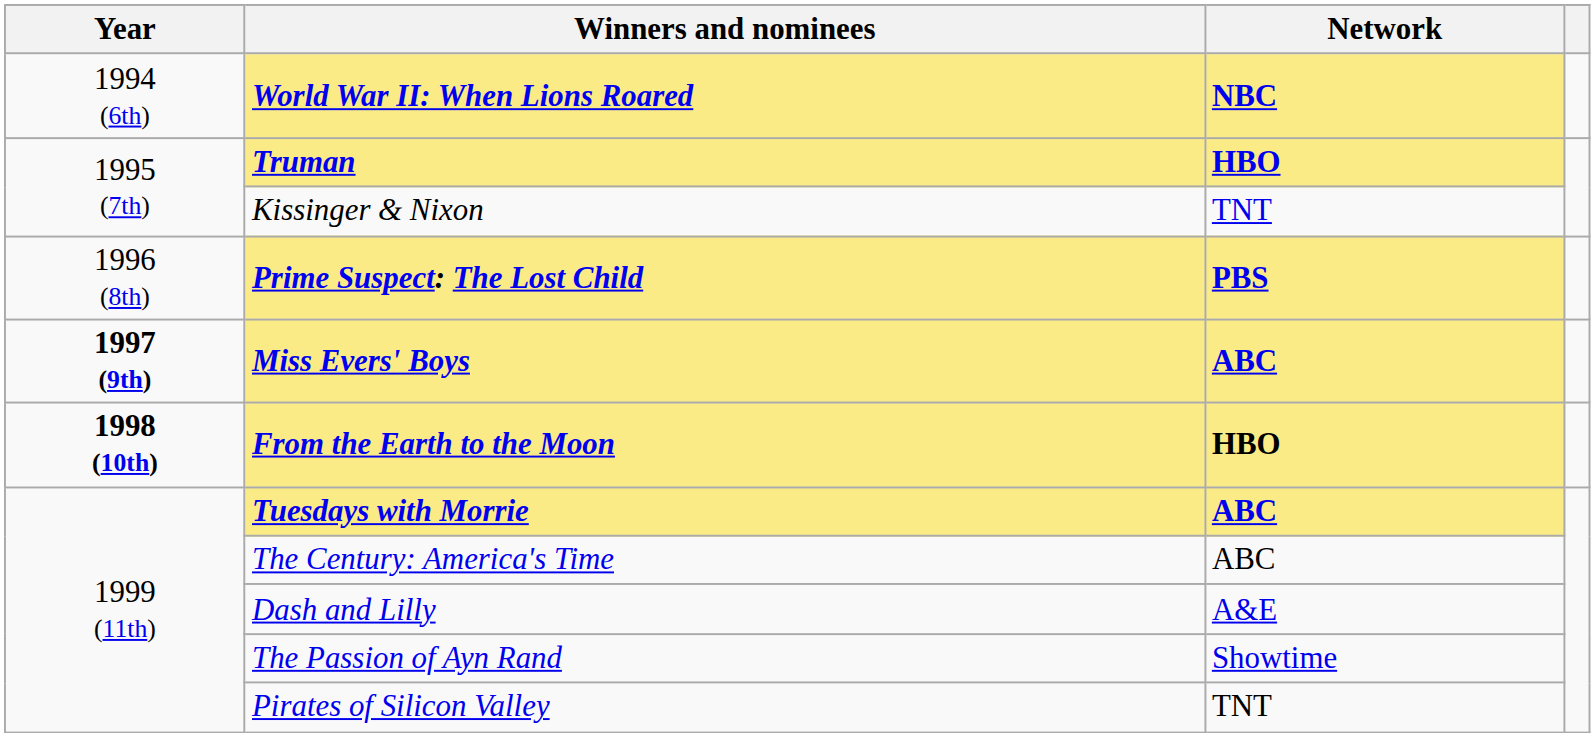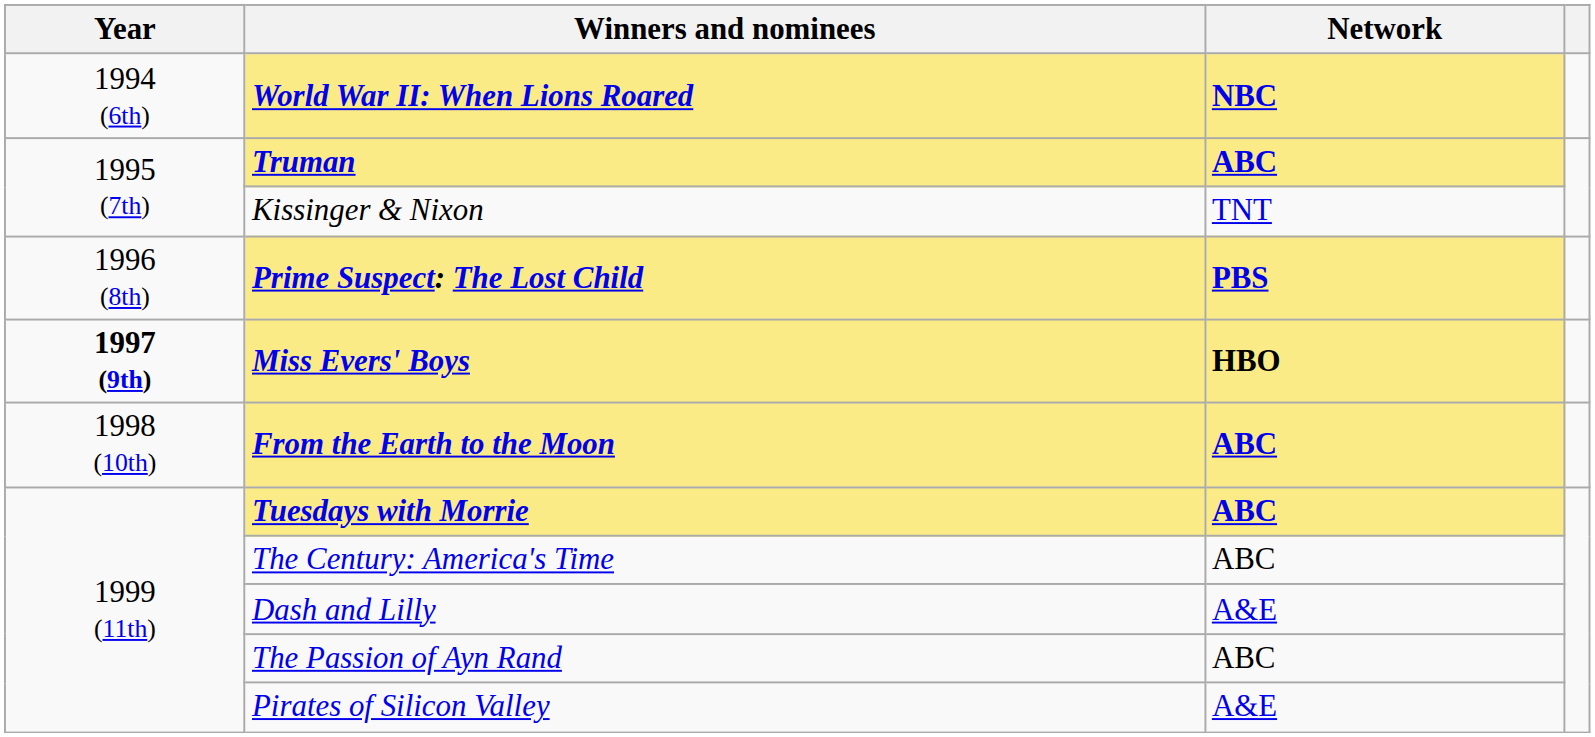(1246, 161) HBO -> (1244, 161) ABC
(1244, 360) ABC -> (1246, 360) HBO
(125, 444) bold -> (125, 444) normal
(1246, 444) HBO -> (1244, 444) ABC
(1274, 657) Showtime -> (1244, 657) ABC
(1242, 706) TNT -> (1244, 706) A&E
